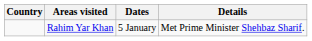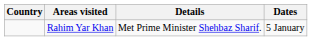columns swapped: (137, 12) <-> (233, 12)
